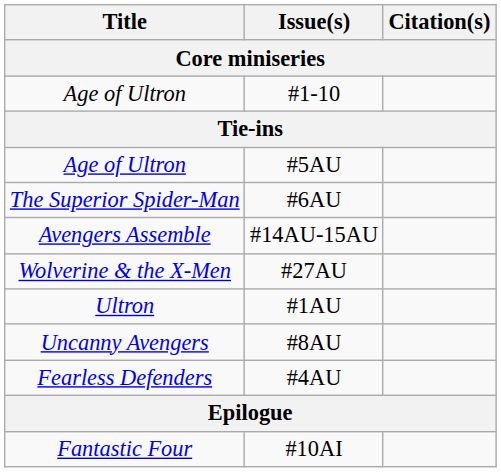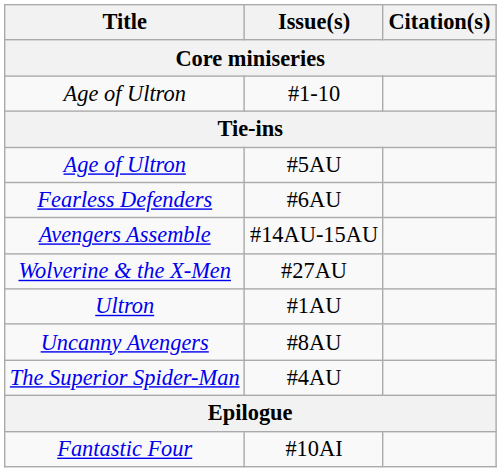(125, 199) The Superior Spider-Man -> (125, 199) Fearless Defenders
(125, 377) Fearless Defenders -> (125, 377) The Superior Spider-Man
